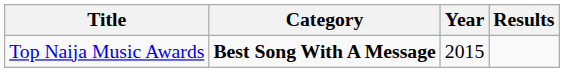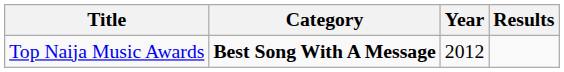(465, 51) 2015 -> (465, 51) 2012
